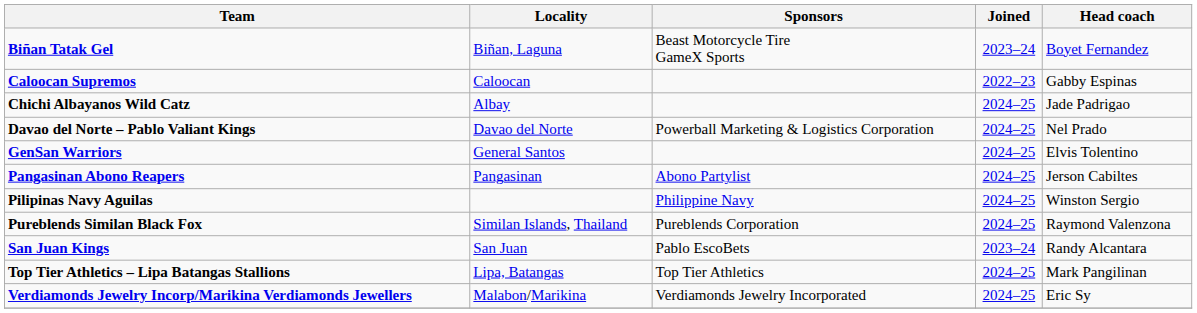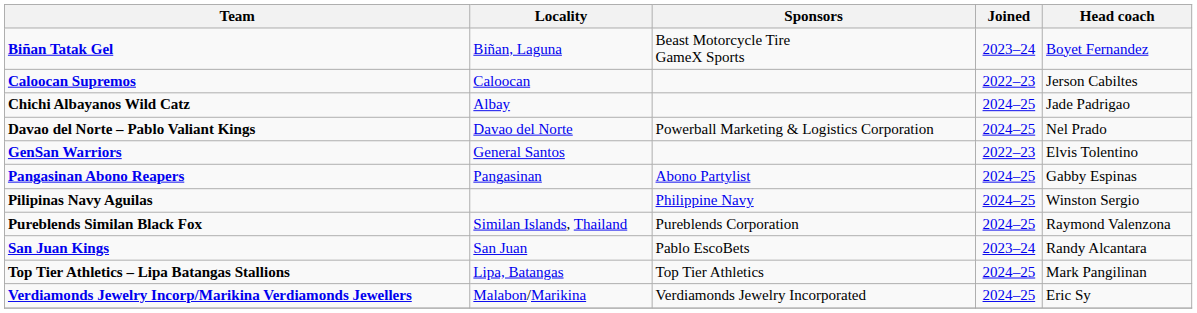(1091, 81) Gabby Espinas -> (1092, 81) Jerson Cabiltes
(1009, 152) 2024–25 -> (1009, 152) 2022–23
(1092, 176) Jerson Cabiltes -> (1091, 176) Gabby Espinas
